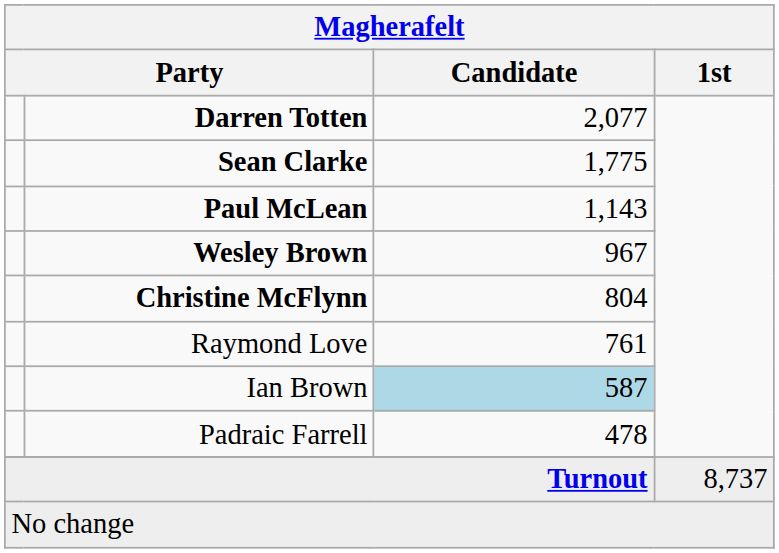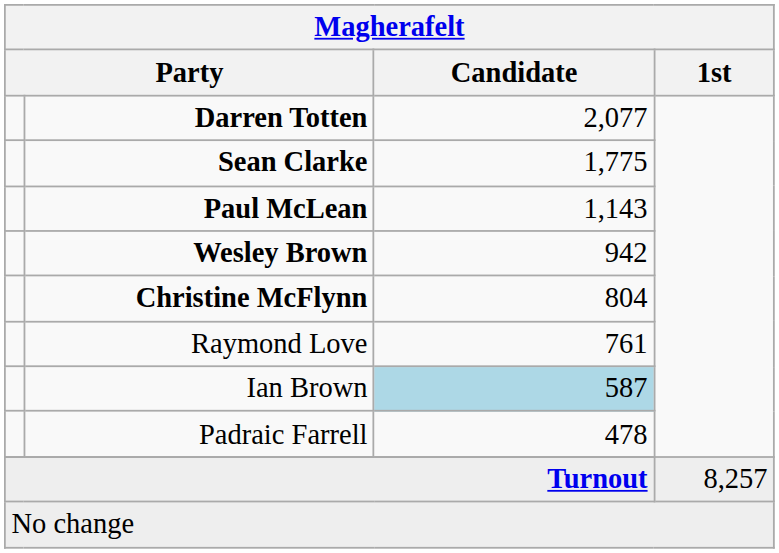(626, 252) 967 -> (626, 252) 942
(735, 478) 8,737 -> (735, 478) 8,257
